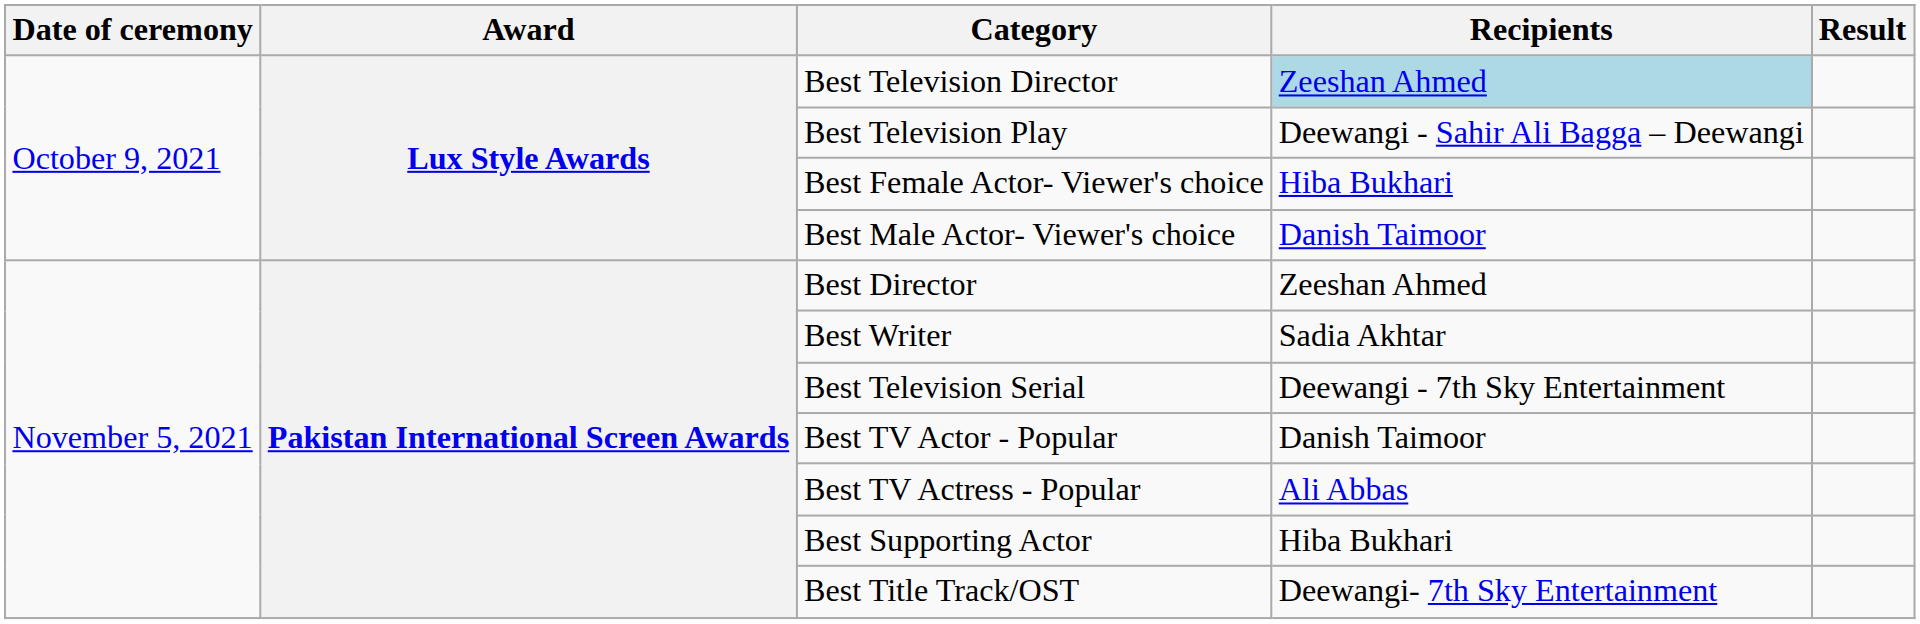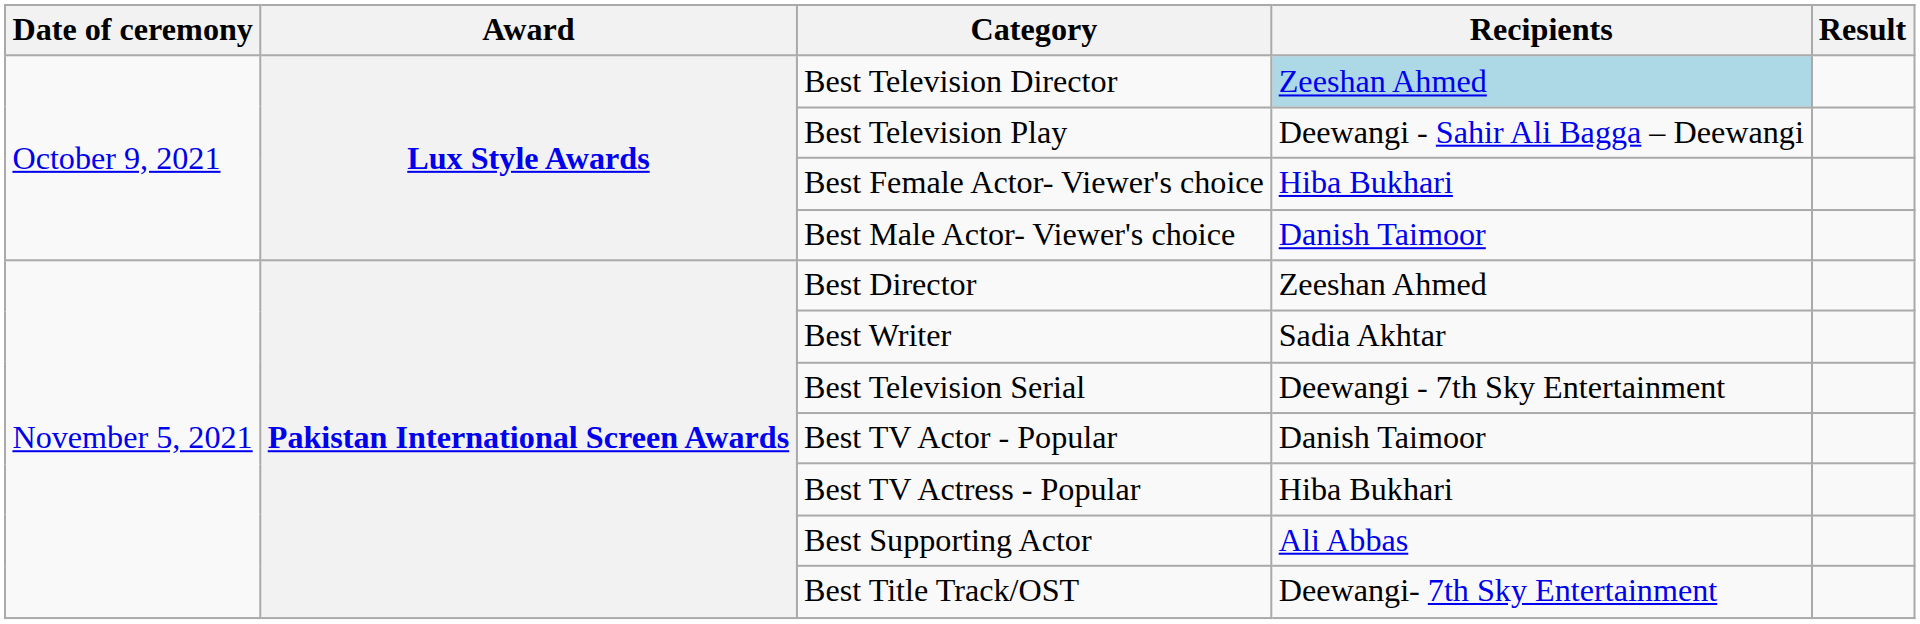(1343, 489) Ali Abbas -> (1366, 489) Hiba Bukhari
(1366, 540) Hiba Bukhari -> (1343, 540) Ali Abbas
